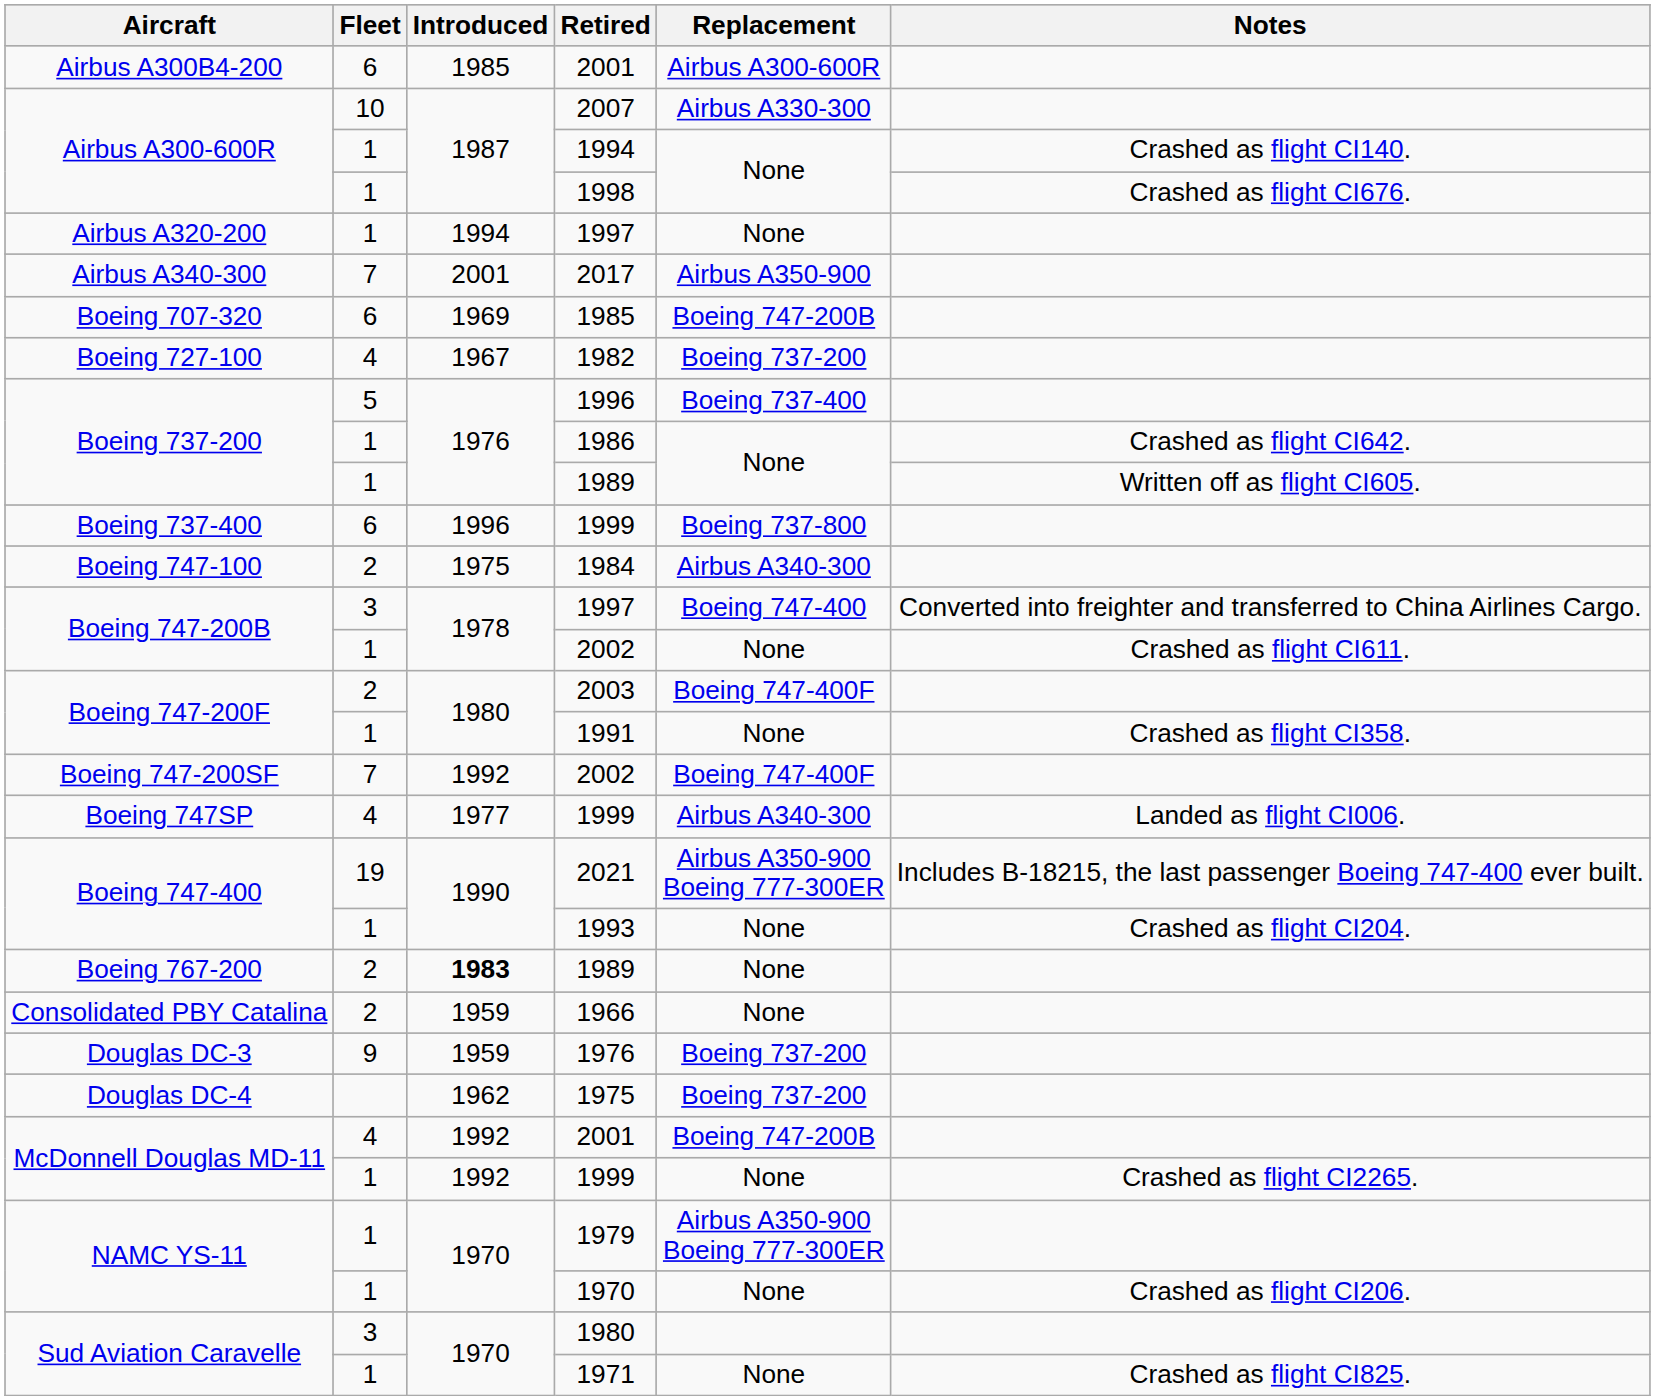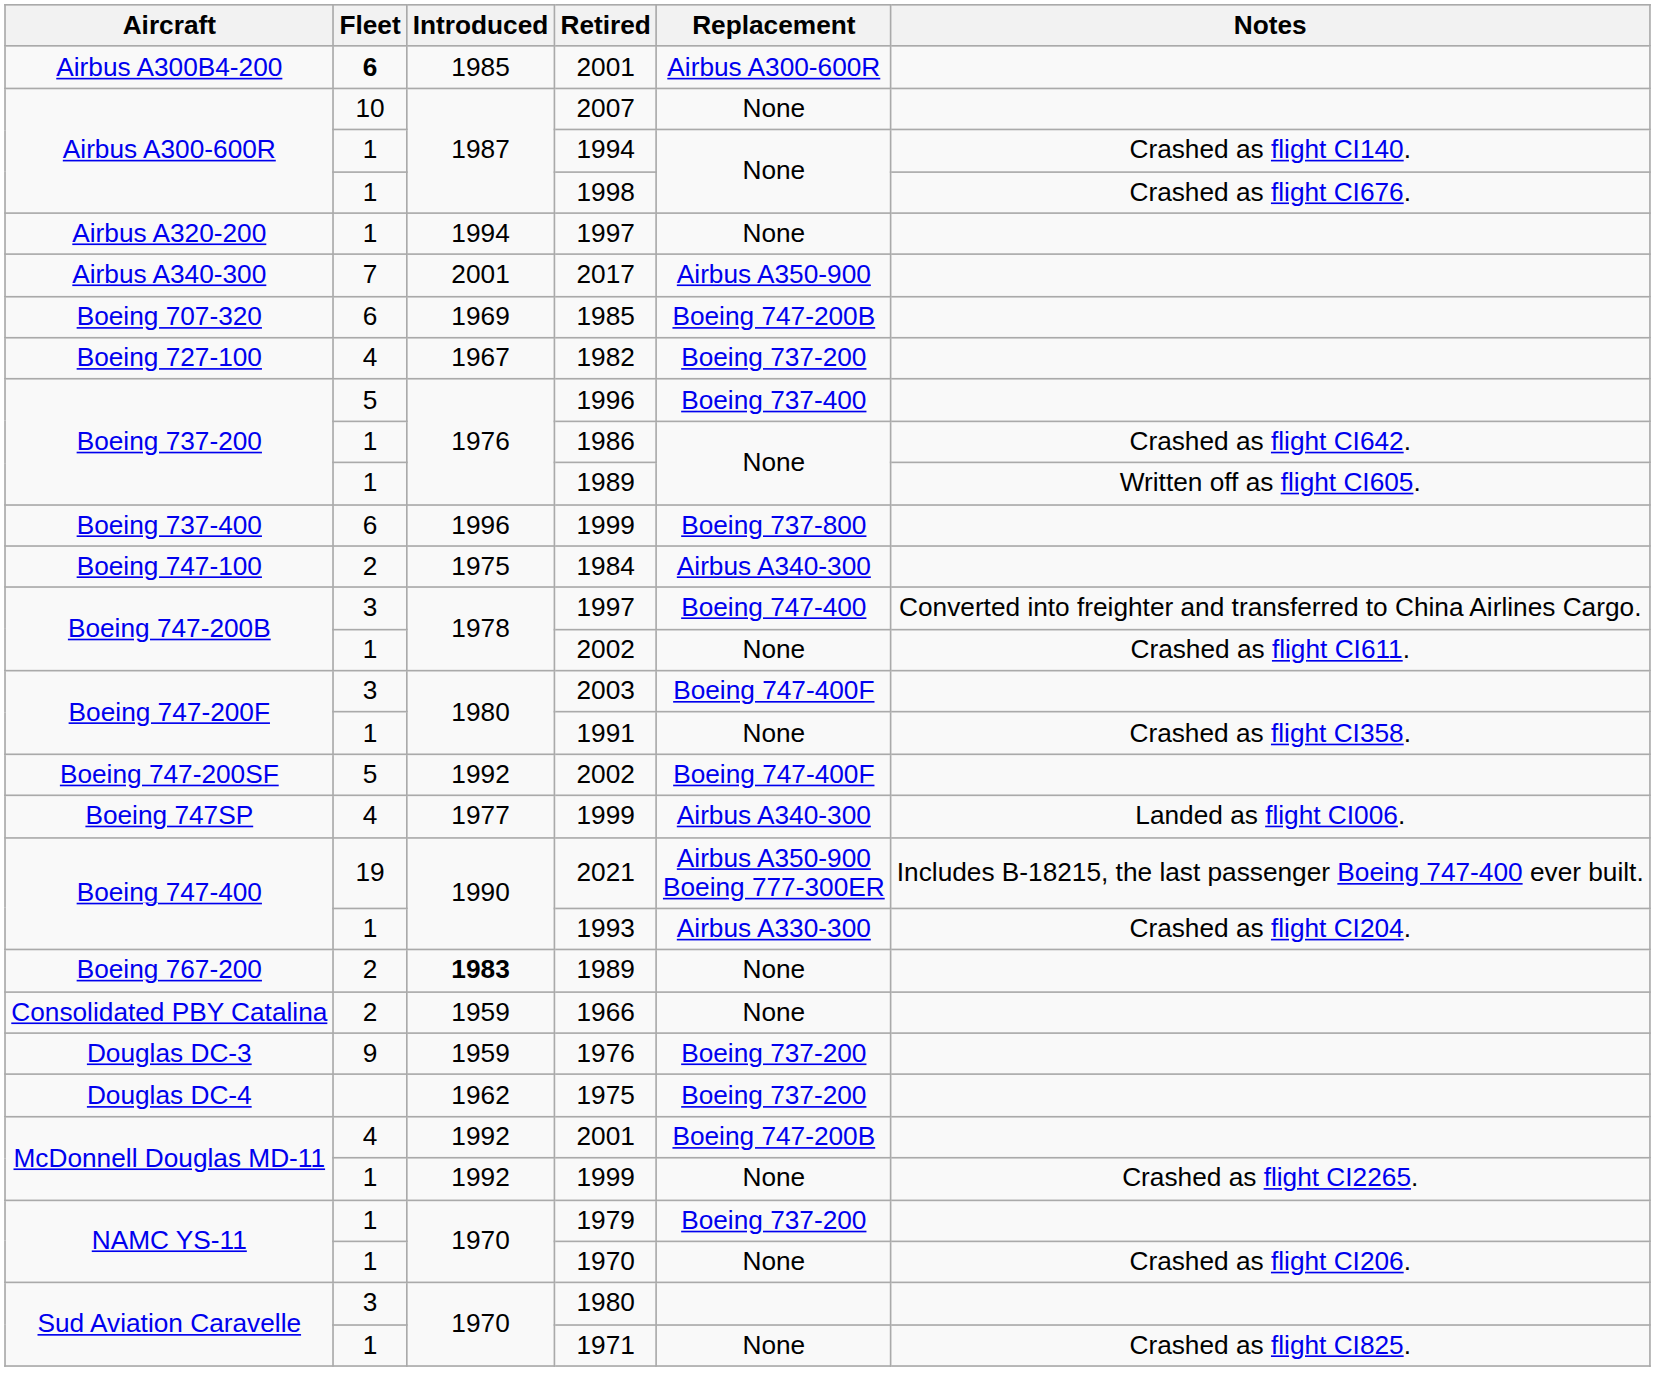(370, 66) normal -> (370, 66) bold
(774, 108) Airbus A330-300 -> (774, 108) None
(370, 691) 2 -> (370, 691) 3
(370, 774) 7 -> (370, 774) 5
(774, 928) None -> (774, 928) Airbus A330-300
(774, 1234) Airbus A350-900 Boeing 777-300ER -> (774, 1220) Boeing 737-200
